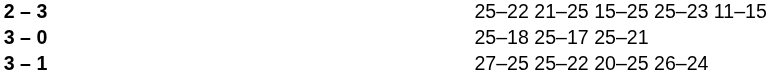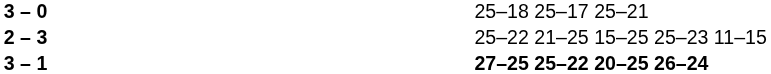rows swapped: (26, 38) <-> (26, 12)
(591, 63) normal -> (591, 63) bold
